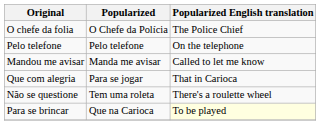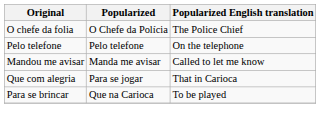- row: (42, 95)
(199, 111) lightyellow background -> (199, 95) no background
